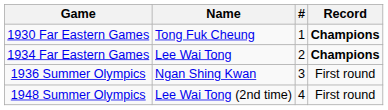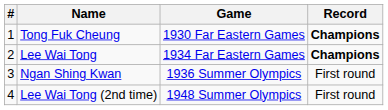columns swapped: (301, 14) <-> (78, 14)
